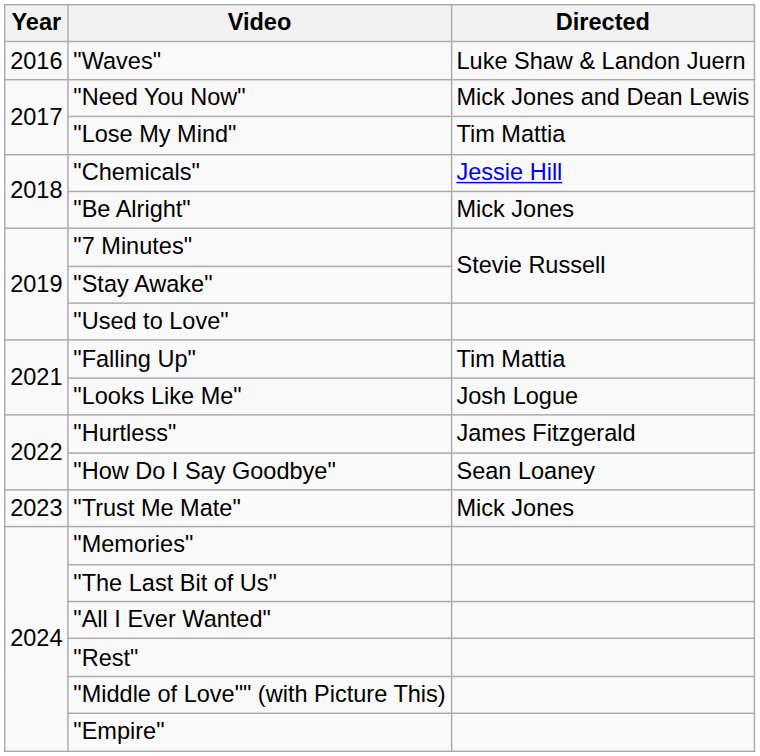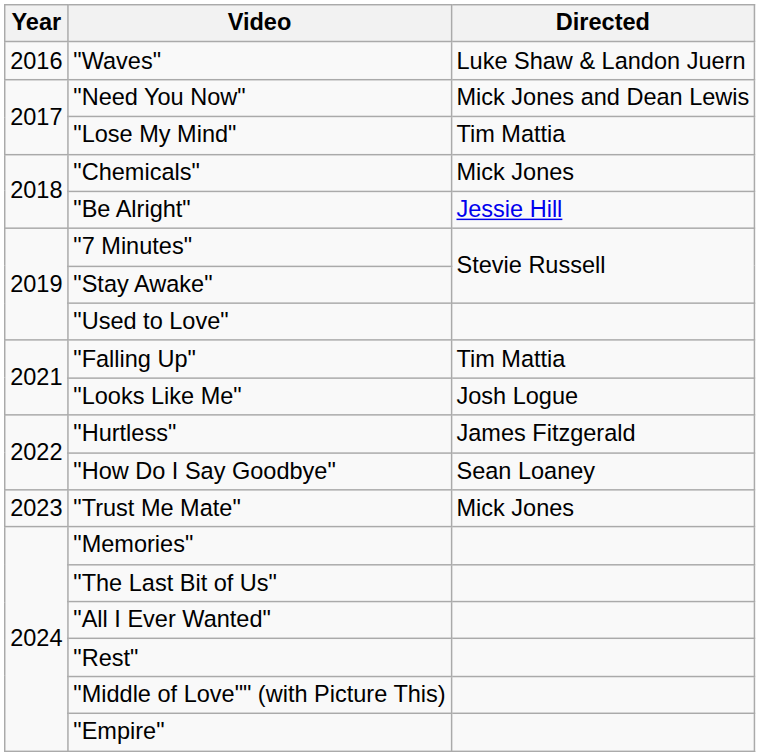(509, 172) Jessie Hill -> (515, 172) Mick Jones
(515, 209) Mick Jones -> (509, 209) Jessie Hill
